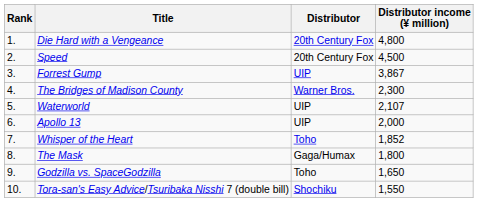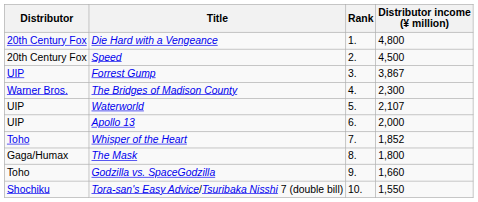columns swapped: (20, 18) <-> (334, 18)
(391, 172) 1,650 -> (391, 172) 1,660
